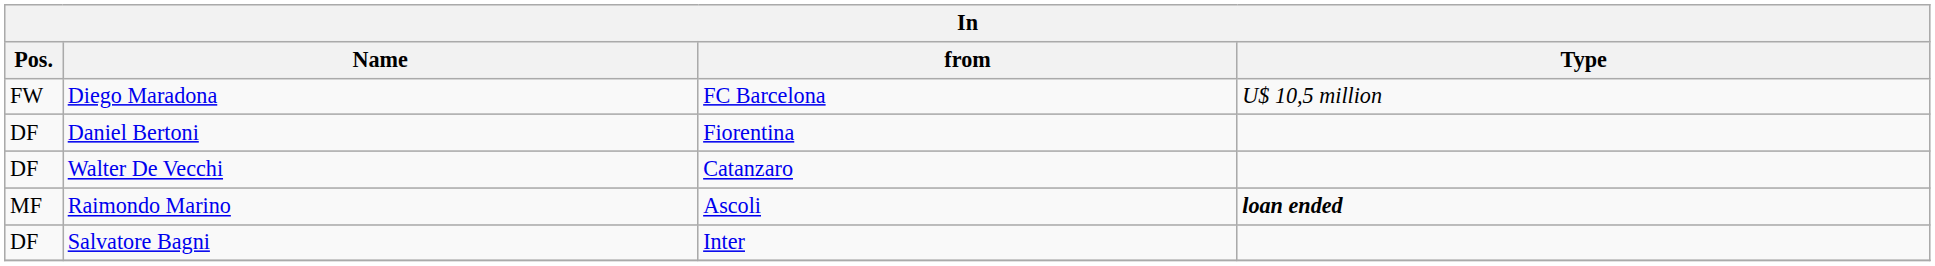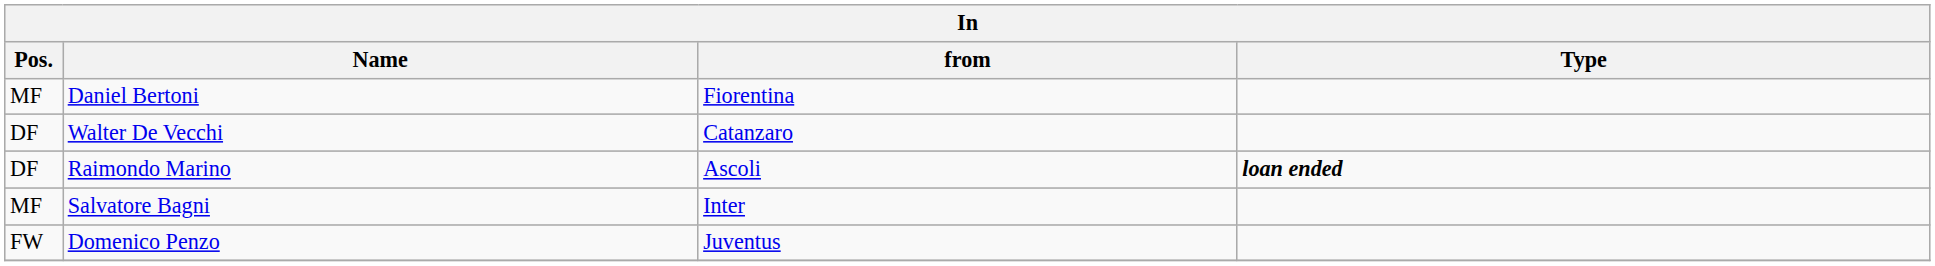- row: (142, 96)
(24, 132) DF -> (26, 96) MF
(26, 206) MF -> (24, 169) DF
(24, 242) DF -> (26, 206) MF
+ row: (144, 242)
